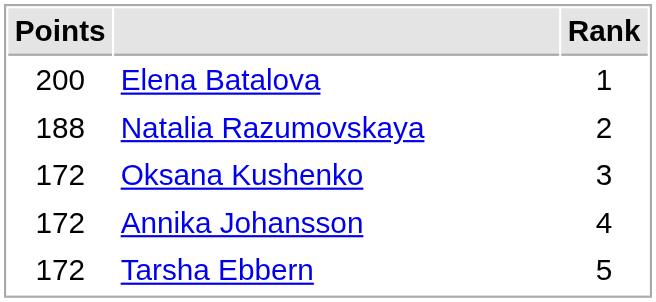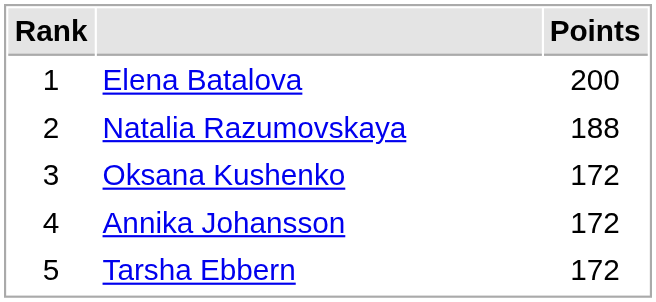columns swapped: (604, 31) <-> (60, 31)
